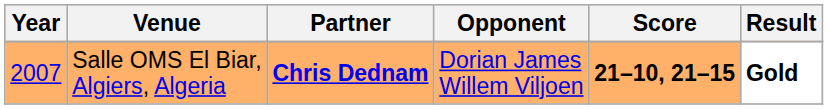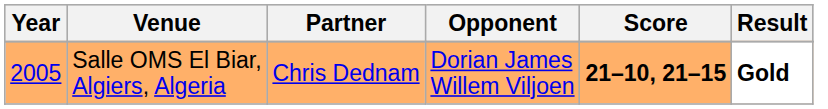(36, 73) 2007 -> (36, 73) 2005
(350, 73) bold -> (346, 73) normal
